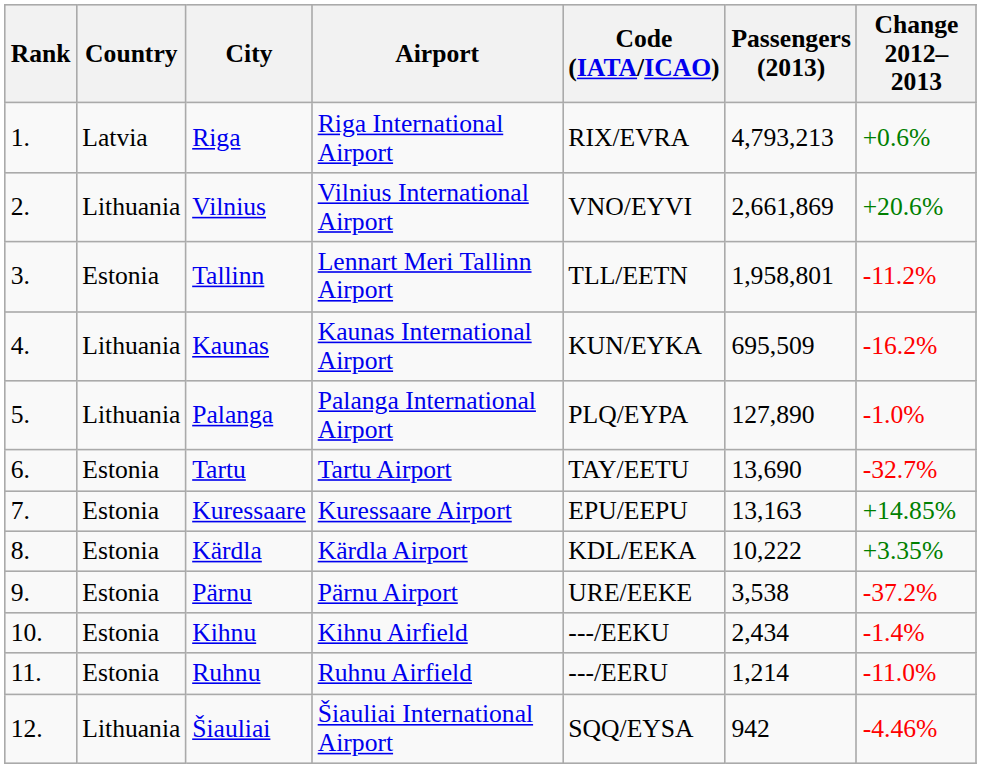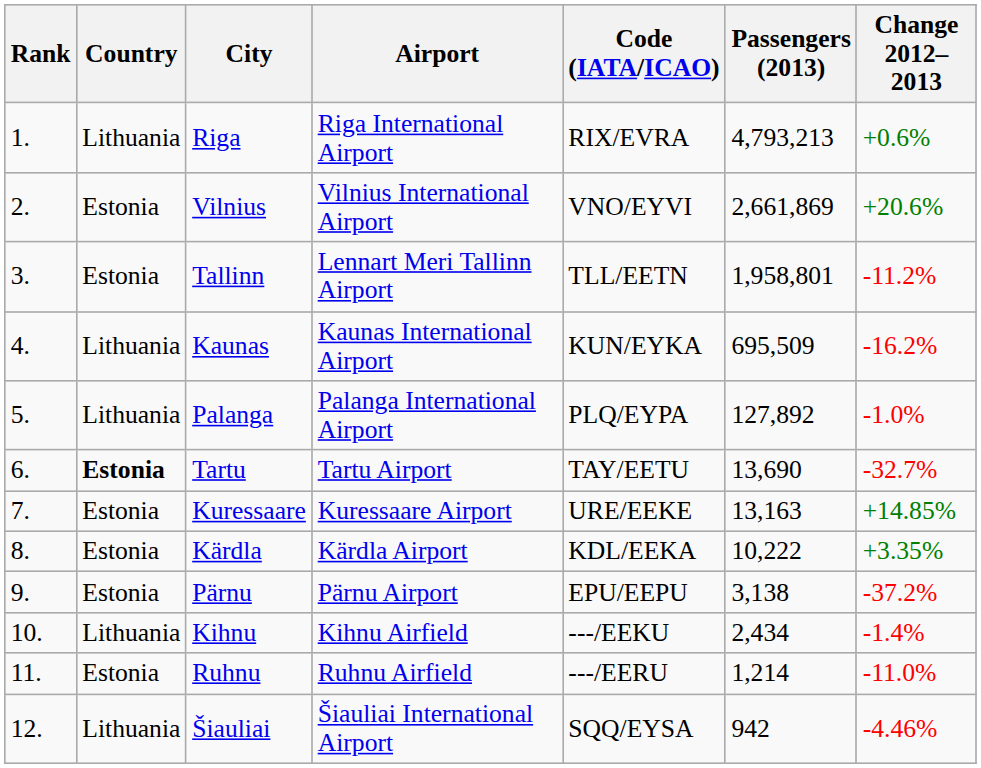(115, 137) Latvia -> (131, 137) Lithuania
(131, 206) Lithuania -> (121, 206) Estonia
(773, 414) 127,890 -> (773, 414) 127,892
(121, 470) normal -> (124, 470) bold
(628, 510) EPU/EEPU -> (630, 510) URE/EEKE
(630, 591) URE/EEKE -> (628, 591) EPU/EEPU
(760, 591) 3,538 -> (760, 591) 3,138
(121, 632) Estonia -> (131, 632) Lithuania
